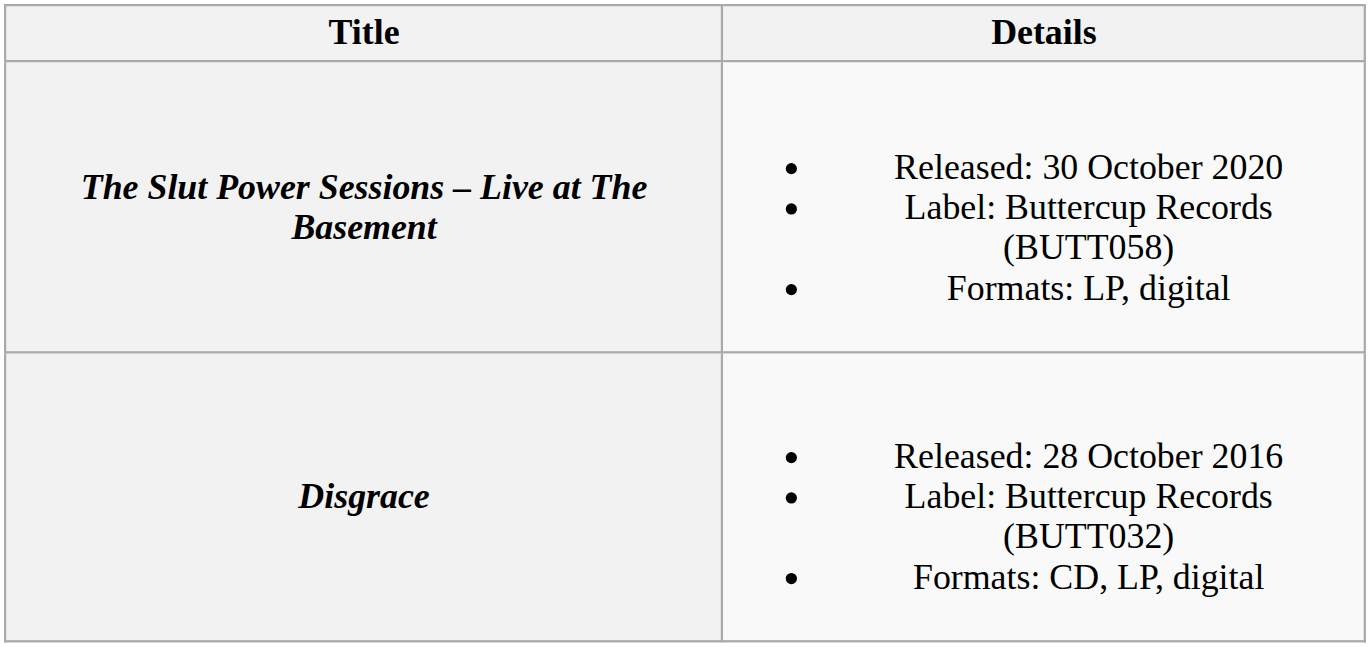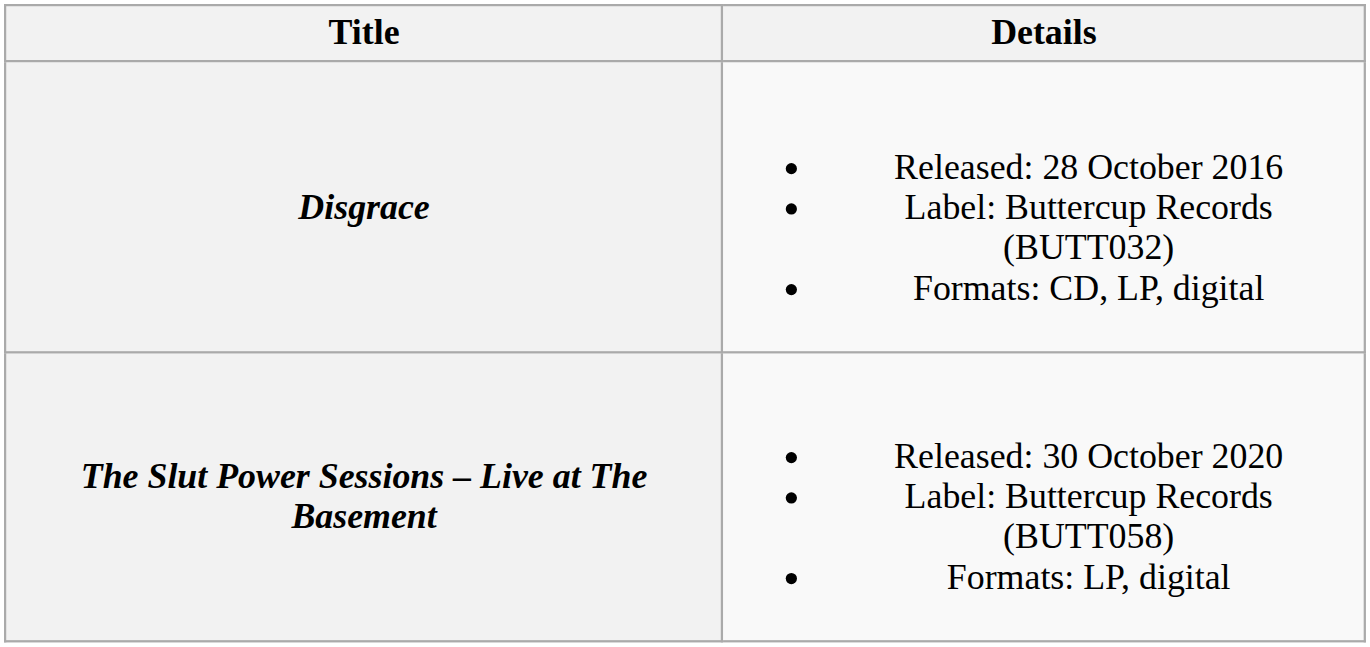rows swapped: (364, 496) <-> (364, 206)
